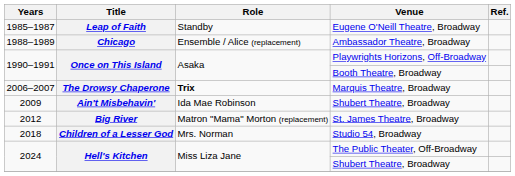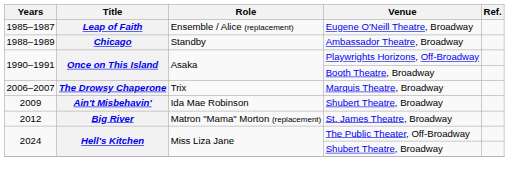(195, 27) Standby -> (232, 27) Ensemble / Alice (replacement)
(239, 42) Ensemble / Alice (replacement) -> (188, 42) Standby
(186, 88) bold -> (178, 88) normal
- row: (31, 133)
